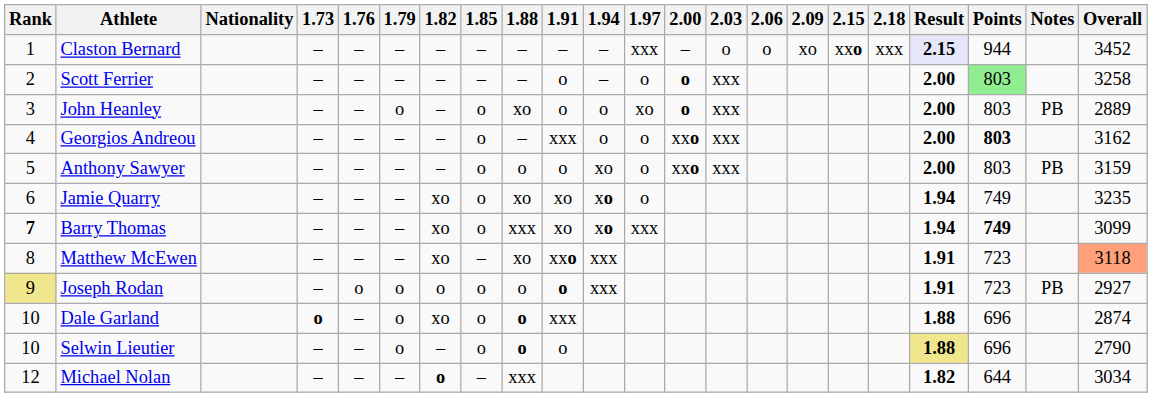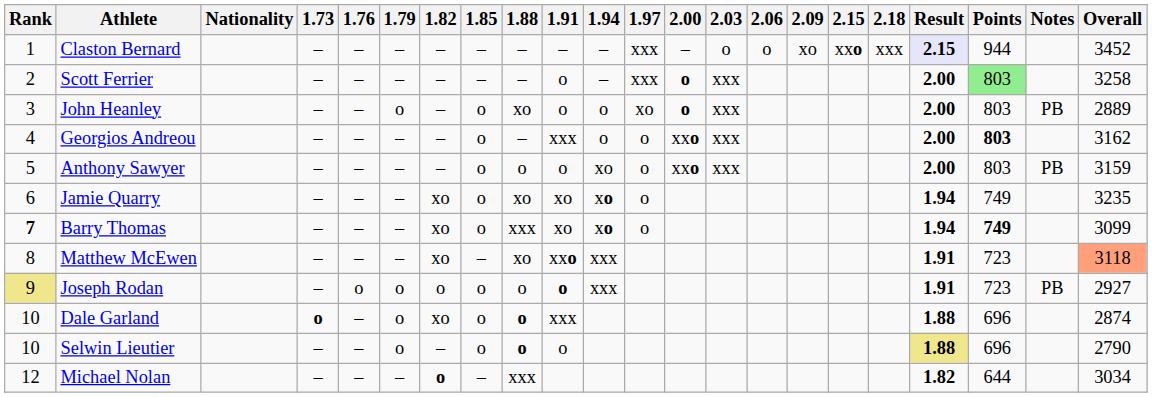(645, 78) o -> (645, 78) xxx
(645, 228) xxx -> (645, 228) o
